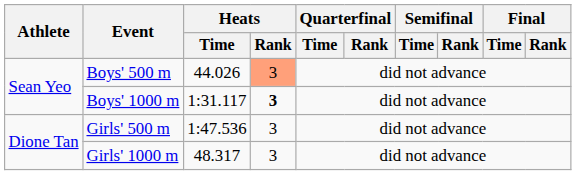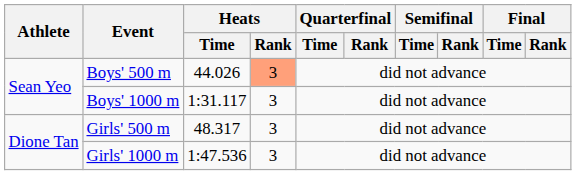(273, 100) bold -> (273, 100) normal
(217, 128) 1:47.536 -> (217, 128) 48.317
(217, 156) 48.317 -> (217, 156) 1:47.536
